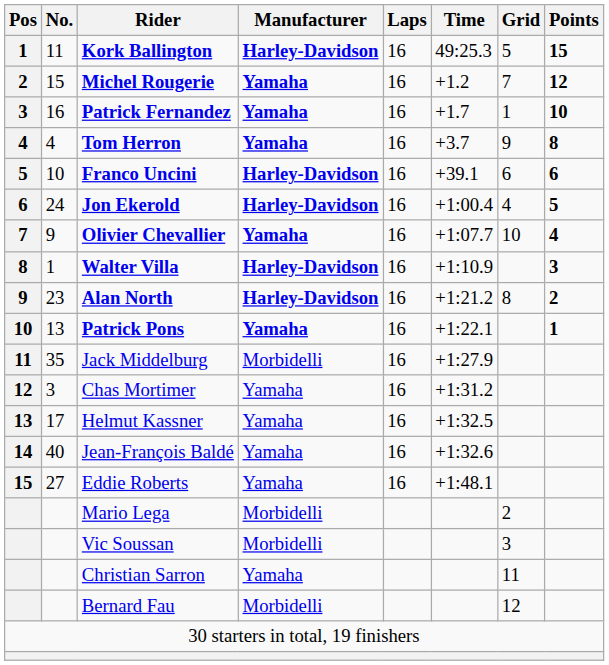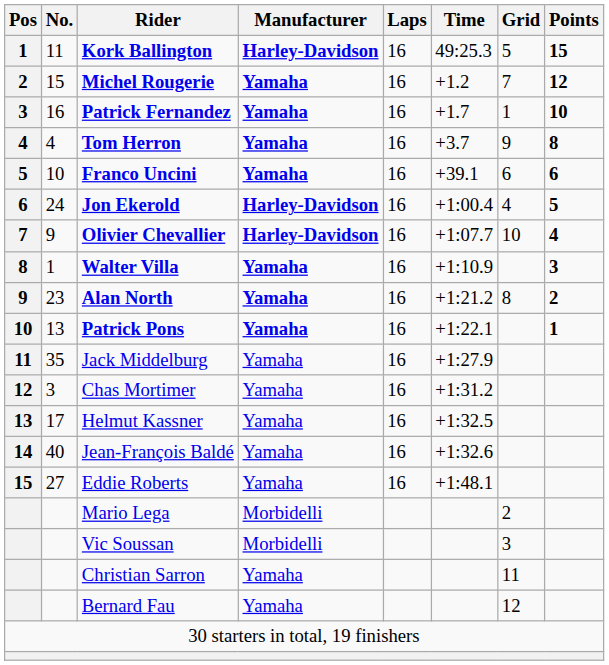(311, 174) Harley-Davidson -> (275, 174) Yamaha
(275, 235) Yamaha -> (311, 235) Harley-Davidson
(311, 266) Harley-Davidson -> (275, 266) Yamaha
(311, 297) Harley-Davidson -> (275, 297) Yamaha
(282, 359) Morbidelli -> (273, 359) Yamaha
(282, 605) Morbidelli -> (273, 605) Yamaha
